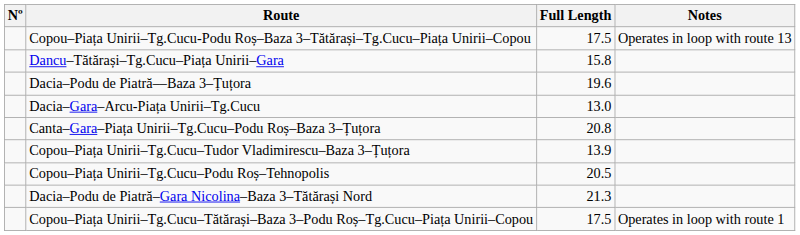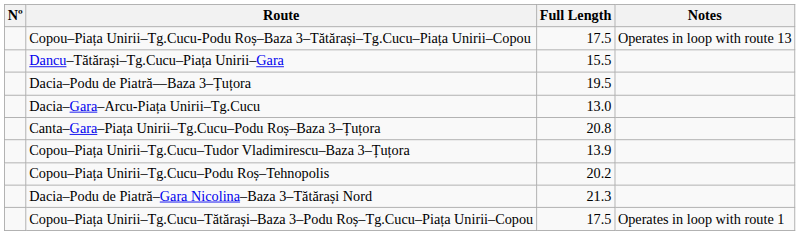(599, 60) 15.8 -> (599, 60) 15.5
(599, 83) 19.6 -> (599, 83) 19.5
(599, 173) 20.5 -> (599, 173) 20.2
